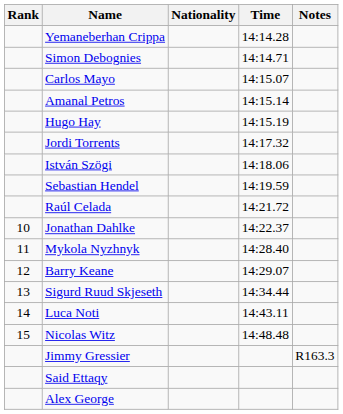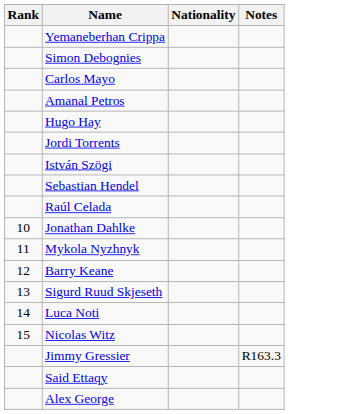- column: (265, 15)
